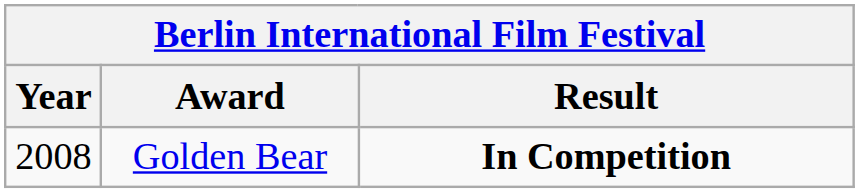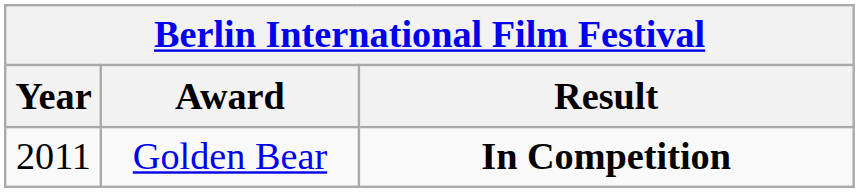(53, 156) 2008 -> (53, 156) 2011
